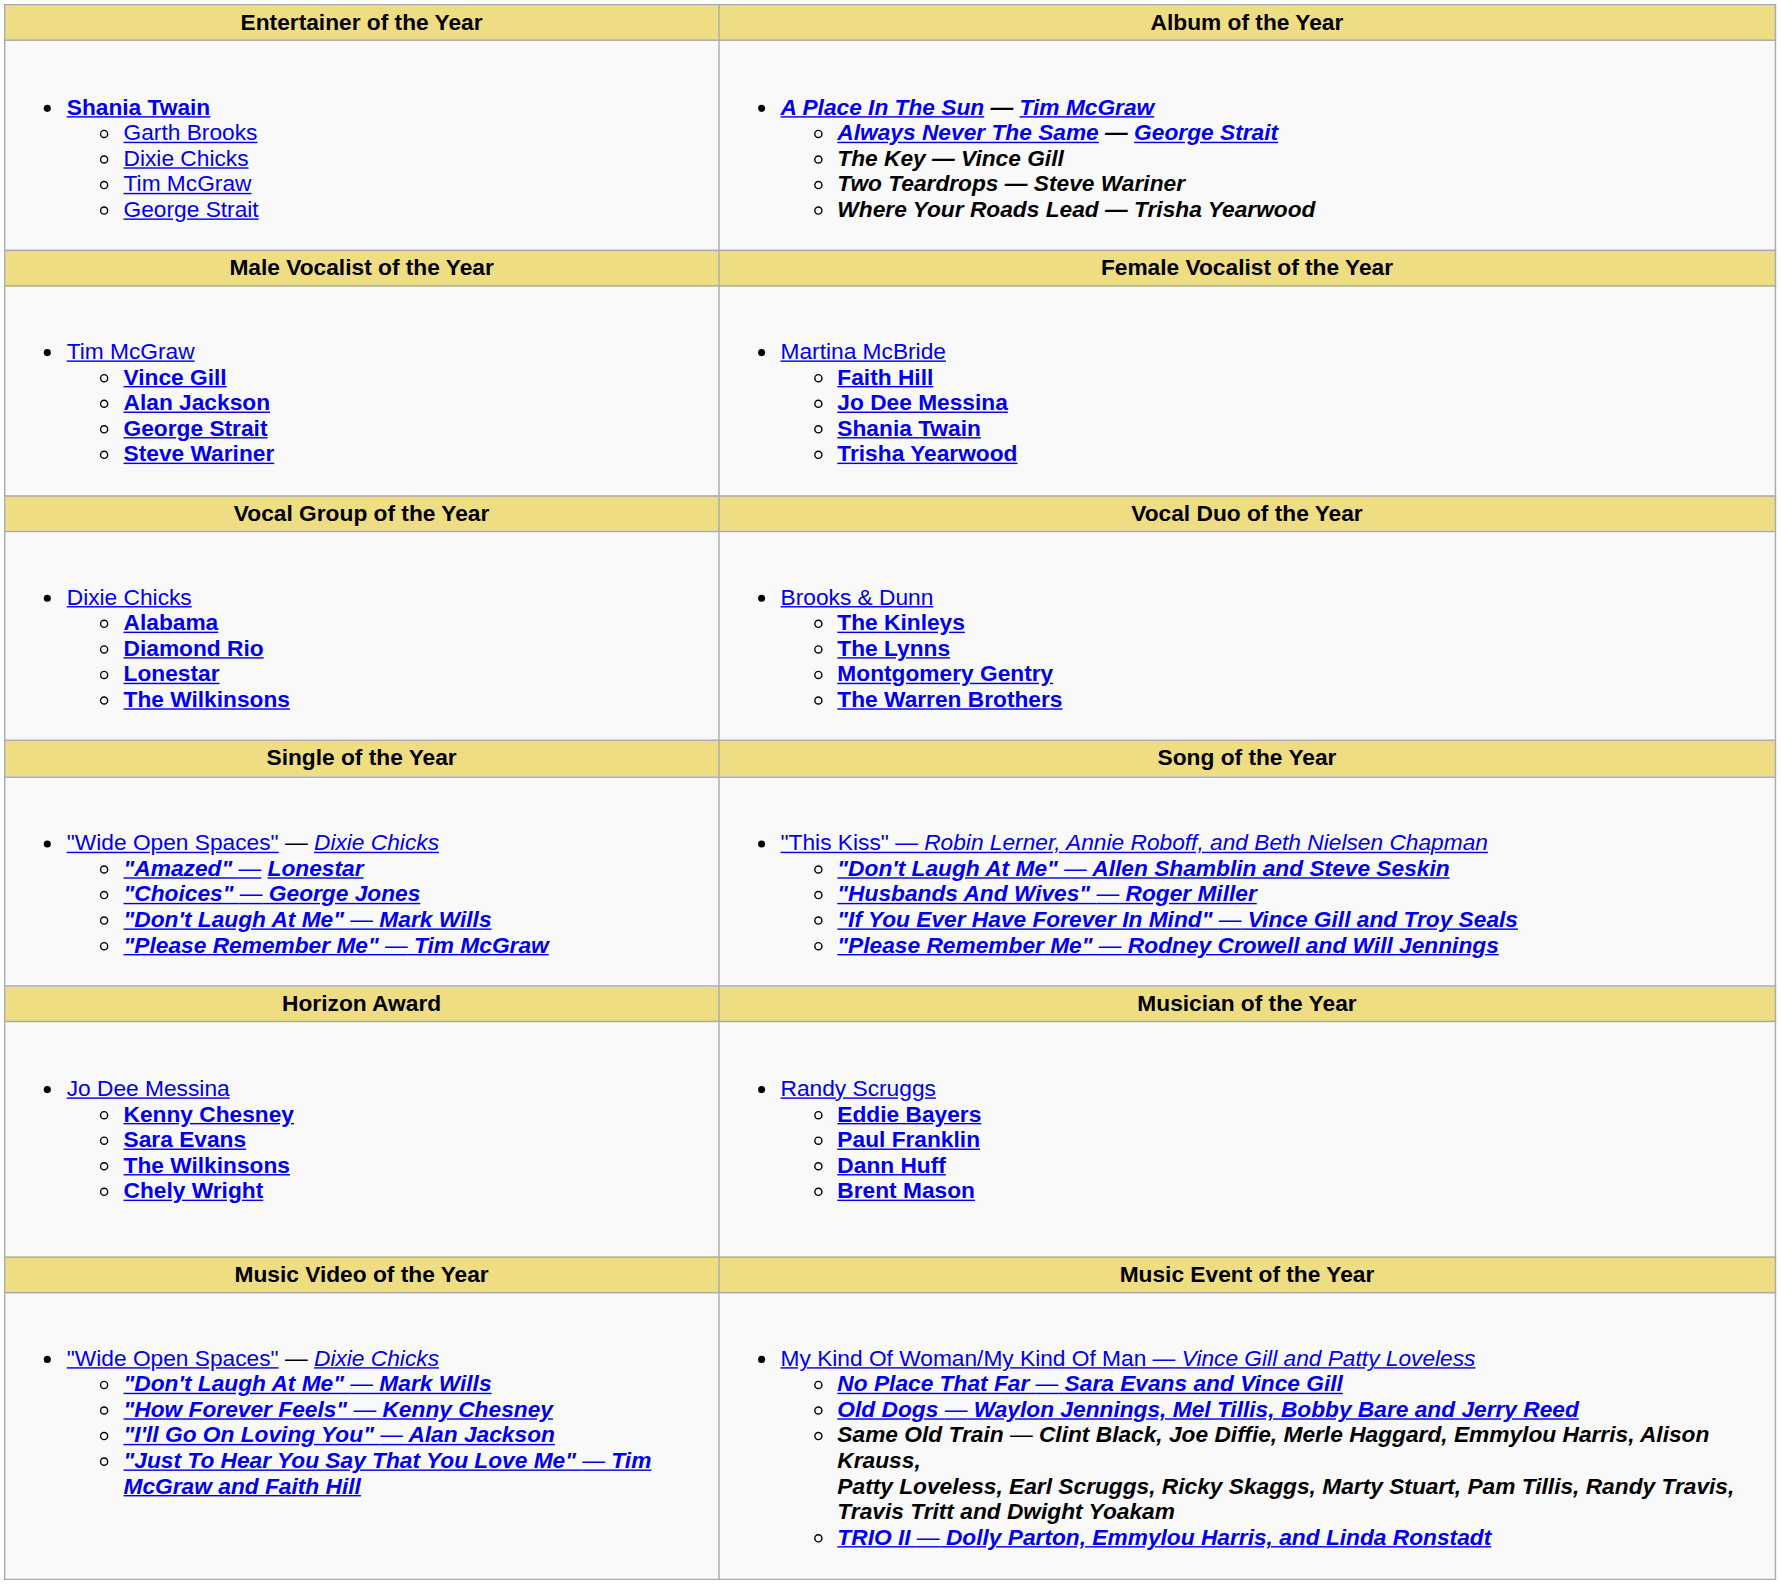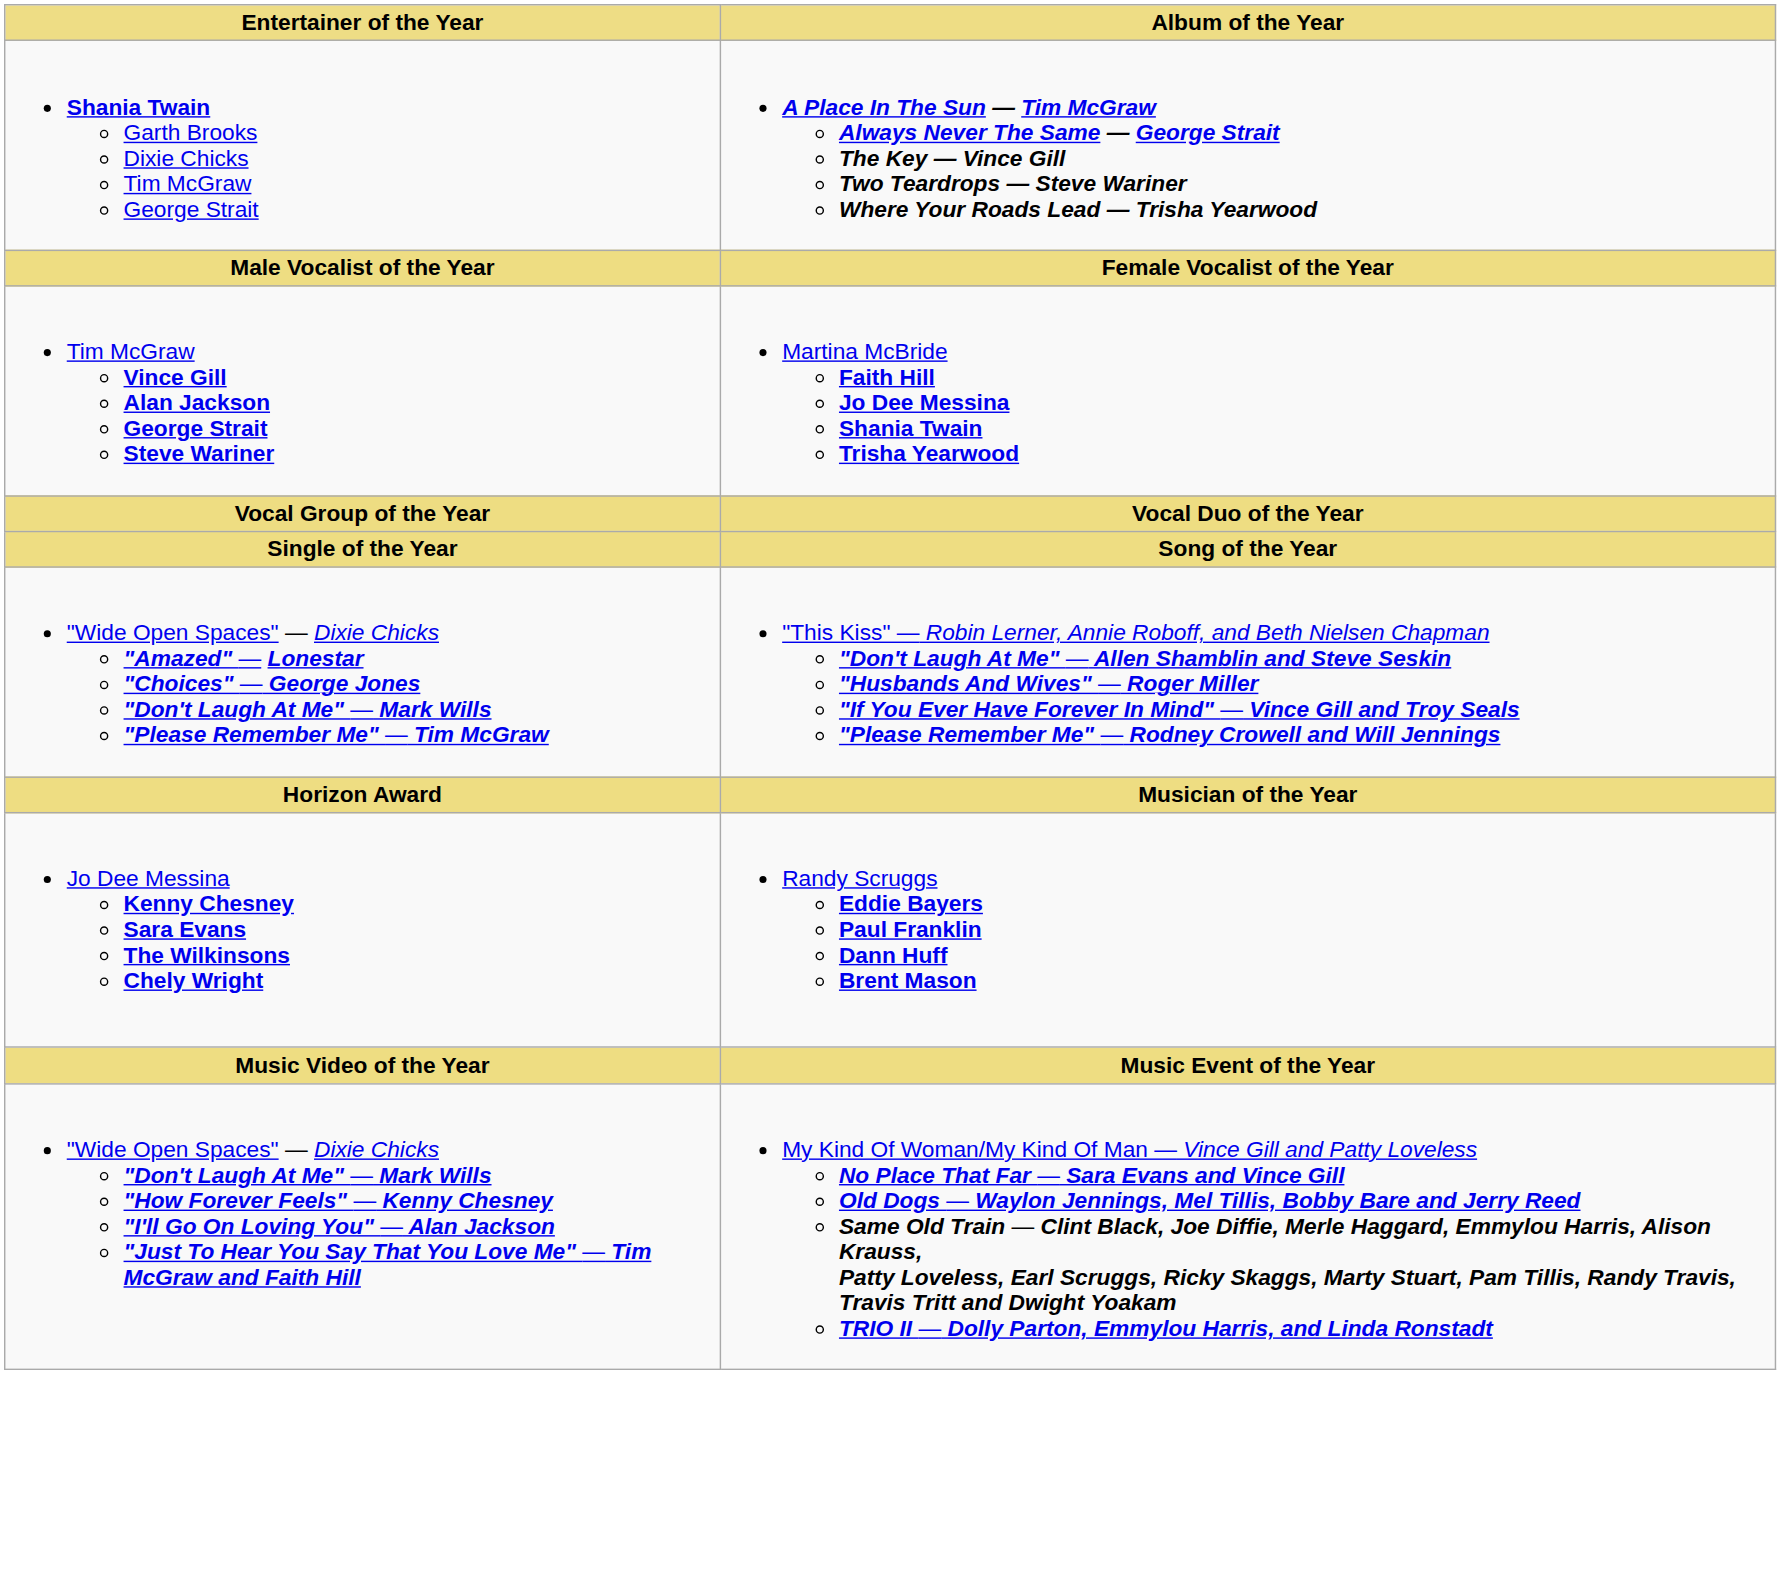- row: (362, 649)
